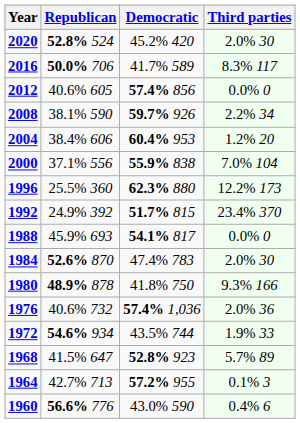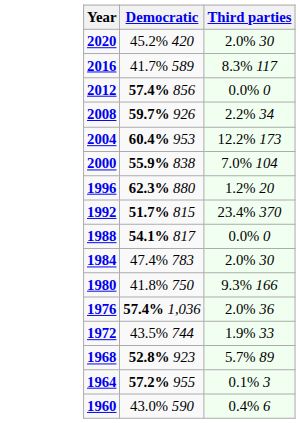- column: (80, 17)
(249, 138) 1.2% 20 -> (249, 138) 12.2% 173
(249, 187) 12.2% 173 -> (249, 187) 1.2% 20
